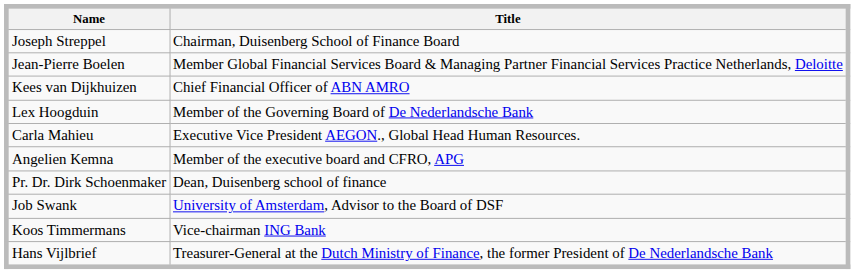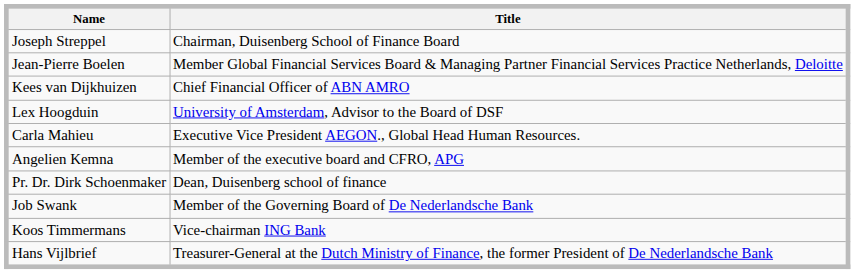(353, 112) Member of the Governing Board of De Nederlandsche Bank -> (338, 112) University of Amsterdam, Advisor to the Board of DSF
(338, 206) University of Amsterdam, Advisor to the Board of DSF -> (353, 206) Member of the Governing Board of De Nederlandsche Bank
